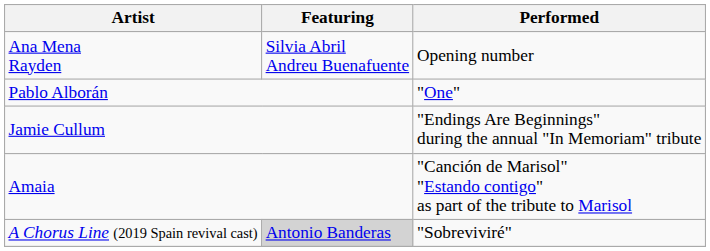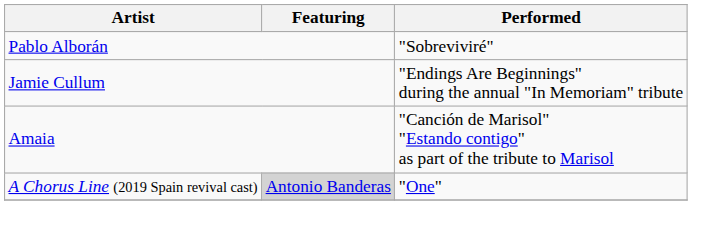- row: (45, 55)
(439, 92) "One" -> (446, 45) "Sobreviviré"
(464, 232) "Sobreviviré" -> (420, 186) "One"
